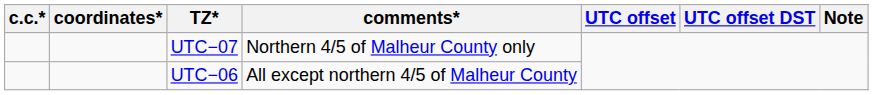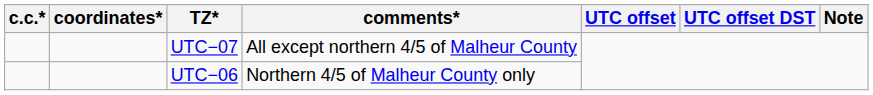(391, 47) Northern 4/5 of Malheur County only -> (411, 47) All except northern 4/5 of Malheur County
(411, 75) All except northern 4/5 of Malheur County -> (391, 75) Northern 4/5 of Malheur County only
